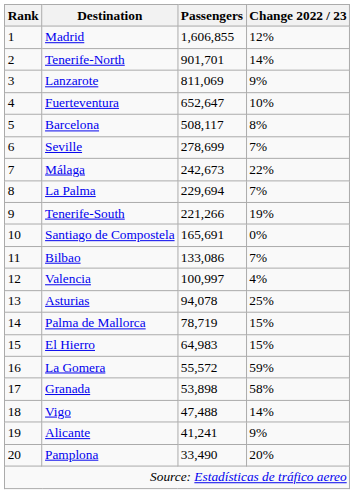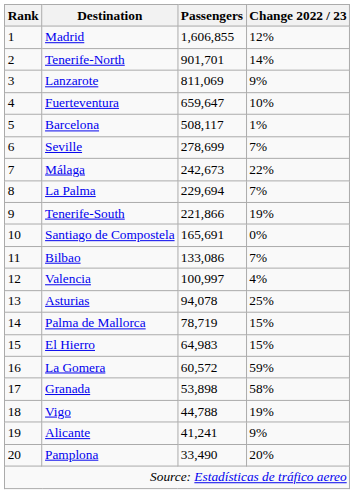(203, 103) 652,647 -> (203, 103) 659,647
(258, 125) 8% -> (258, 125) 1%
(203, 212) 221,266 -> (203, 212) 221,866
(199, 366) 55,572 -> (199, 366) 60,572
(199, 410) 47,488 -> (199, 410) 44,788
(262, 410) 14% -> (262, 410) 19%
